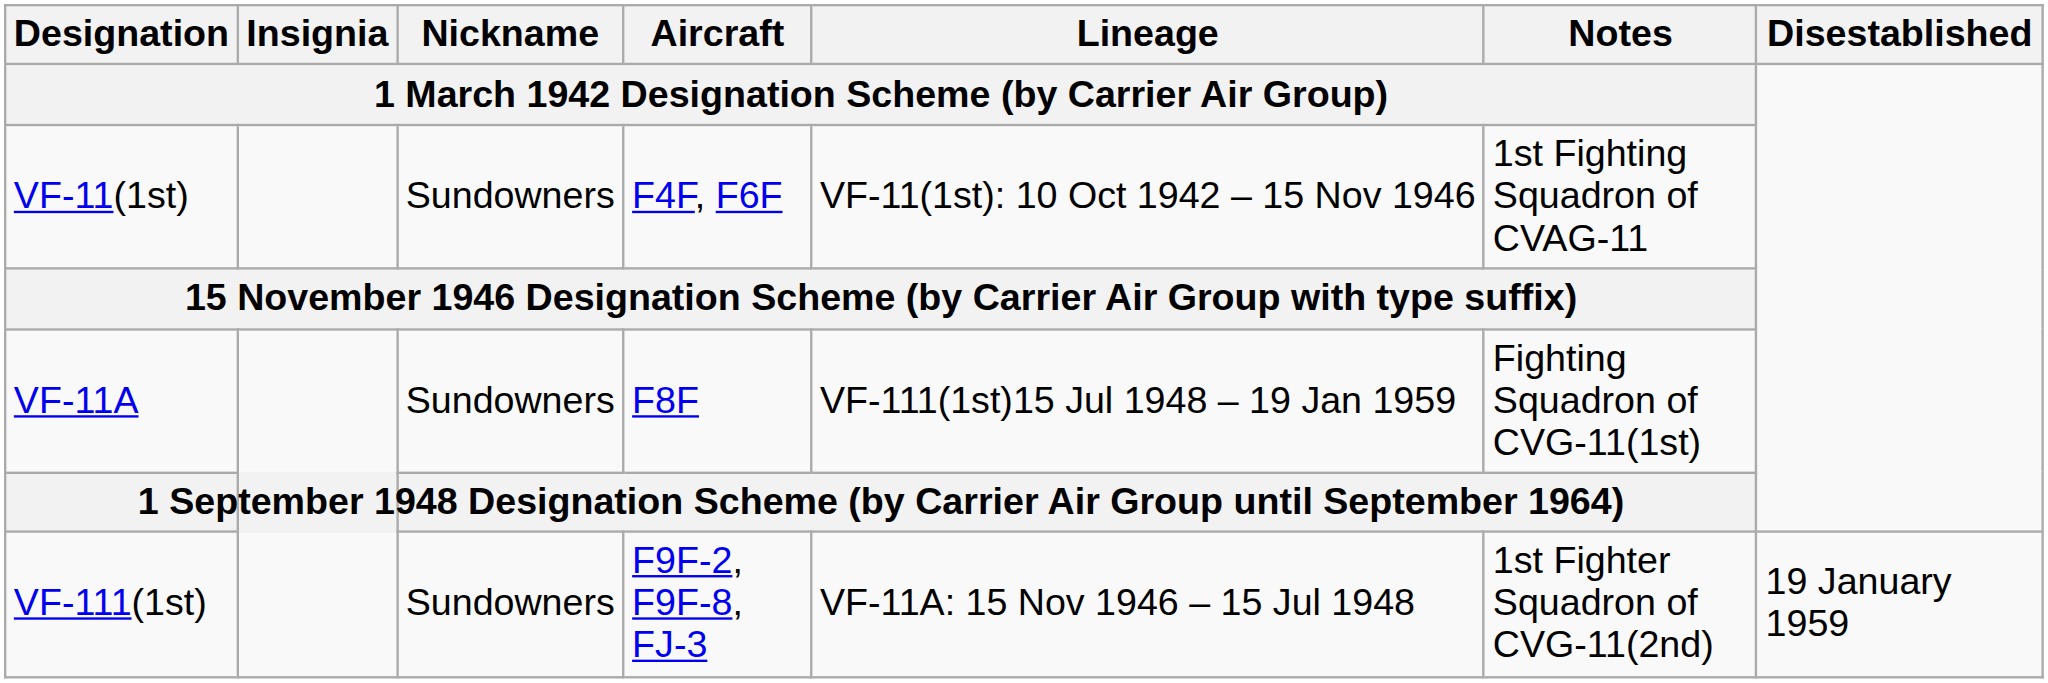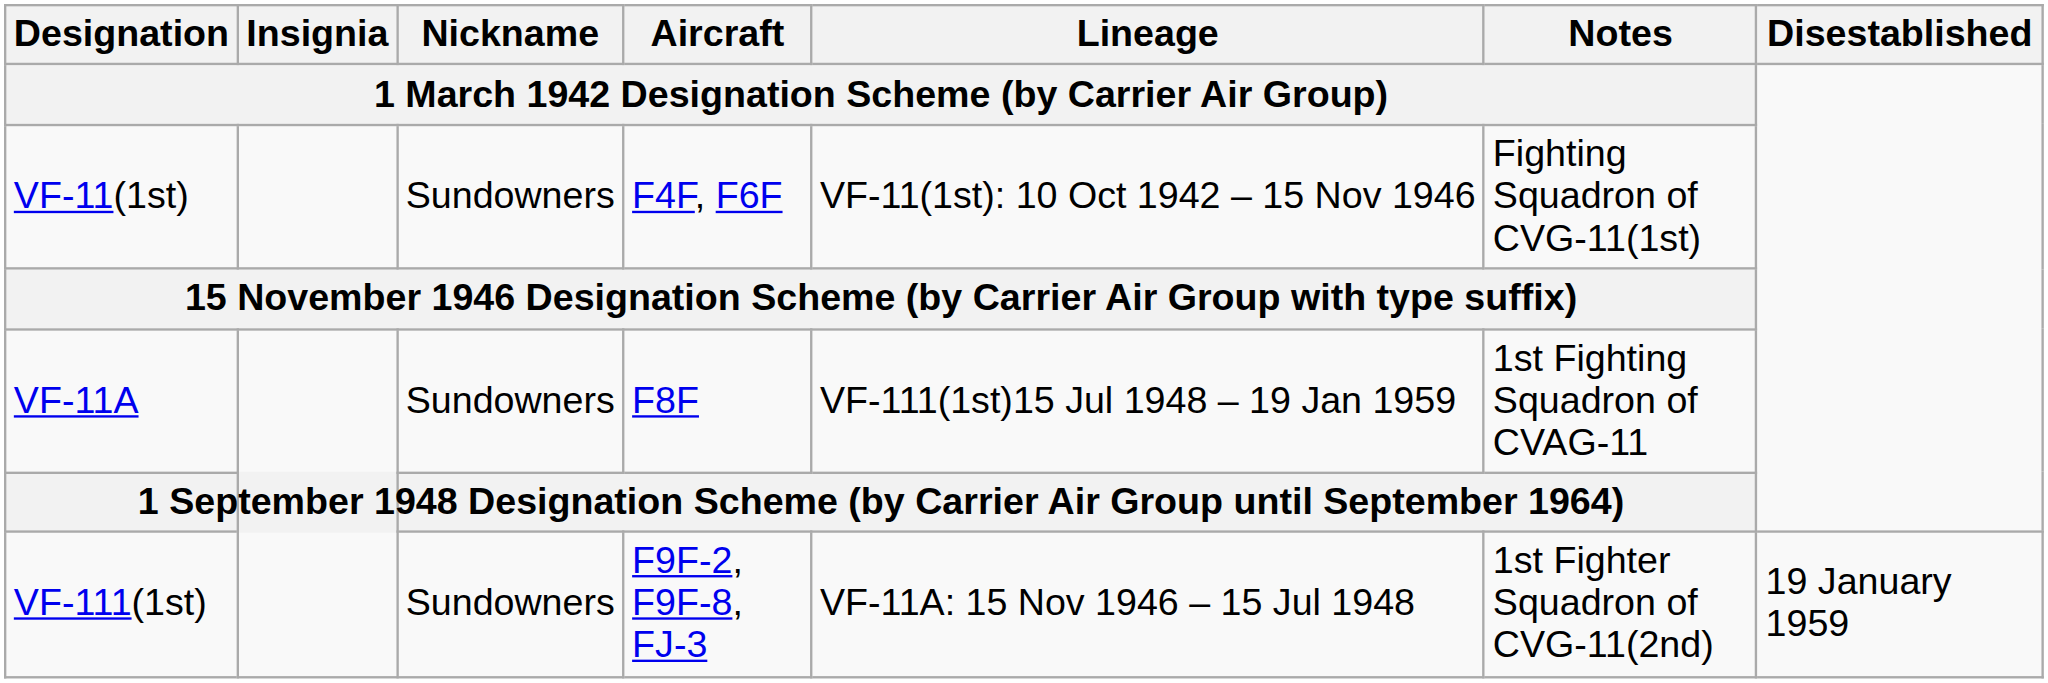(1595, 195) 1st Fighting Squadron of CVAG-11 -> (1597, 195) Fighting Squadron of CVG-11(1st)
(1597, 399) Fighting Squadron of CVG-11(1st) -> (1595, 399) 1st Fighting Squadron of CVAG-11
